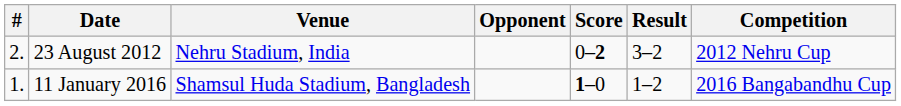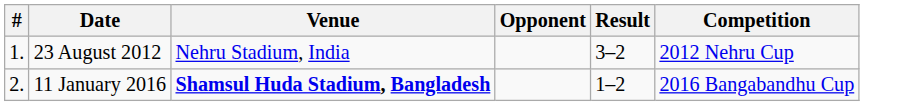- column: (599, 20)
(17, 52) 2. -> (17, 52) 1.
(17, 84) 1. -> (17, 84) 2.
(323, 84) normal -> (333, 84) bold
